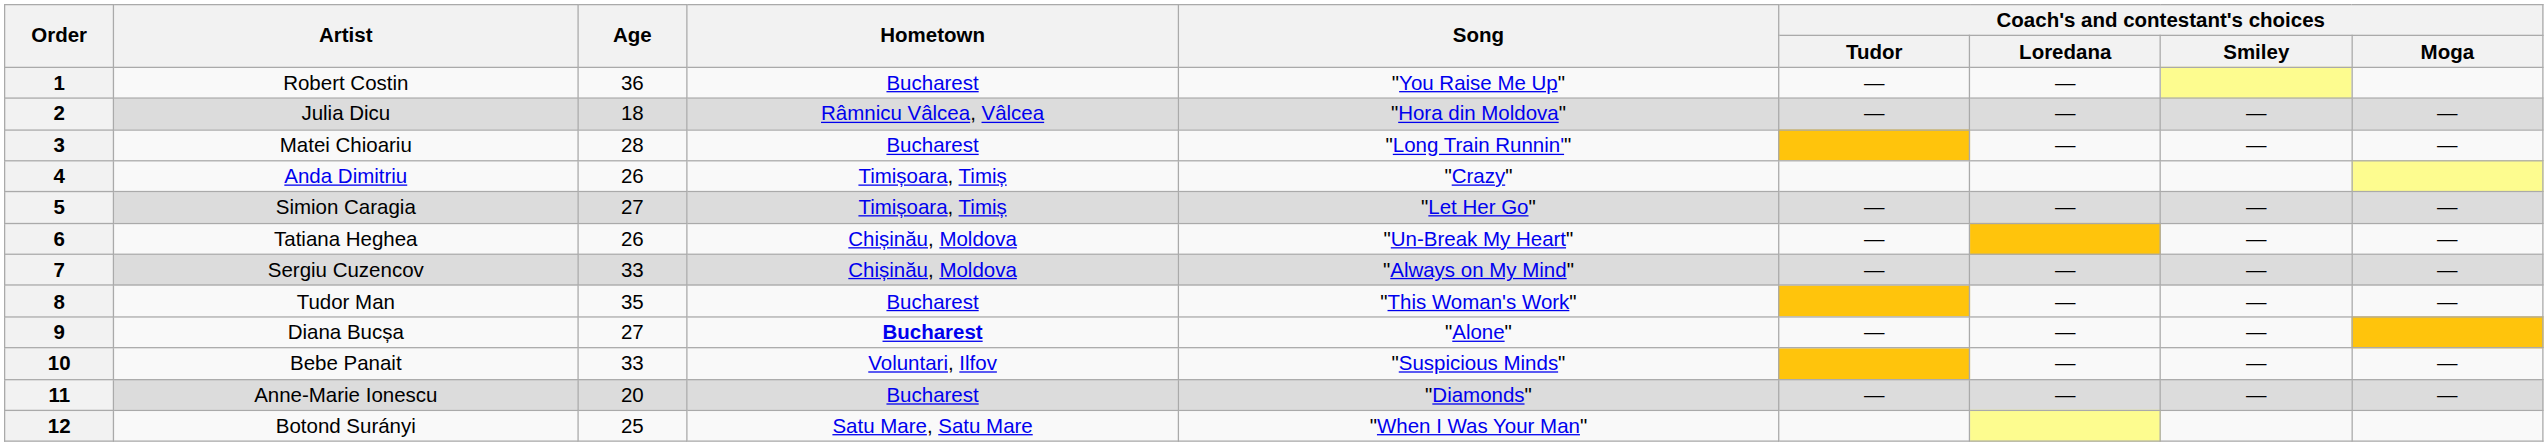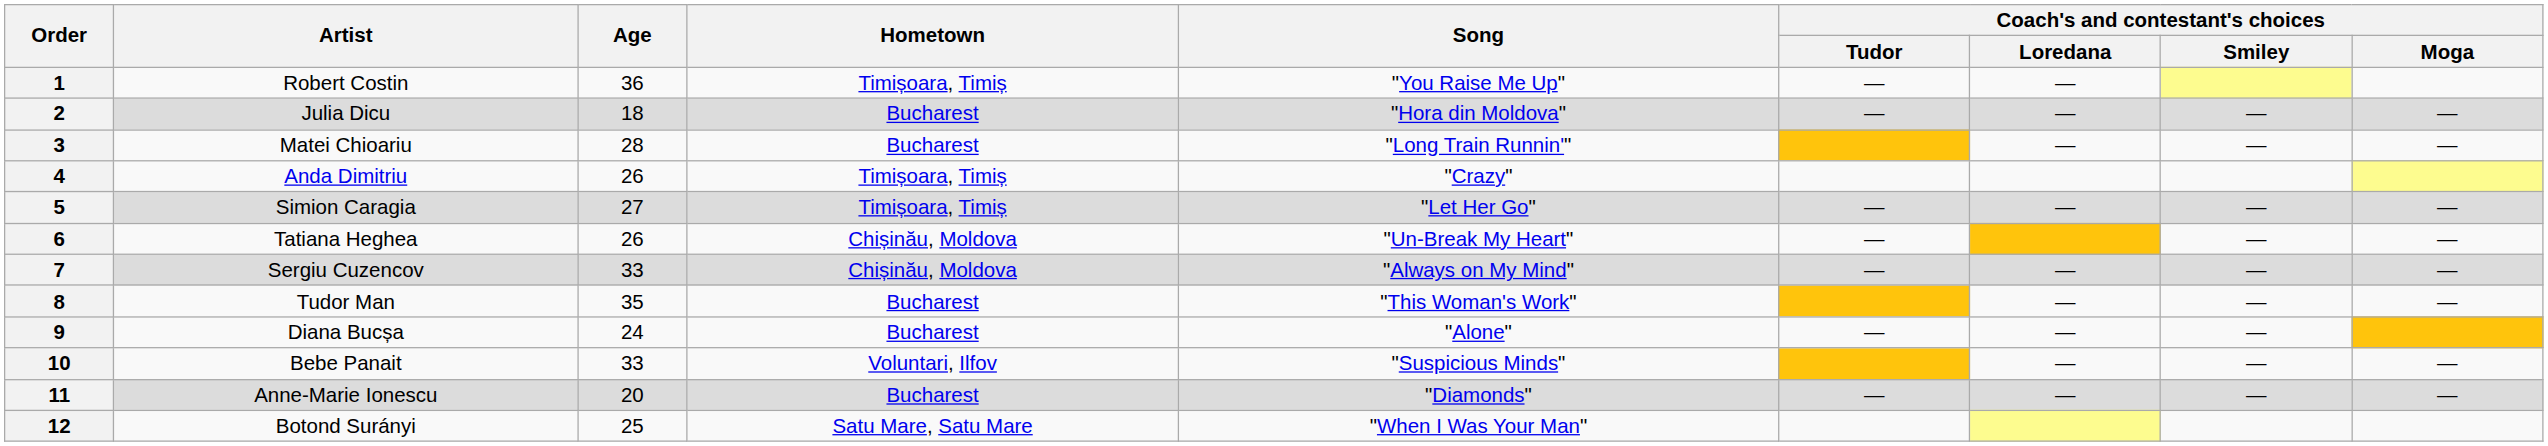(933, 83) Bucharest -> (933, 83) Timișoara, Timiș
(933, 114) Râmnicu Vâlcea, Vâlcea -> (933, 114) Bucharest
(632, 332) 27 -> (632, 332) 24
(933, 332) bold -> (933, 332) normal
